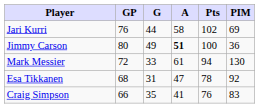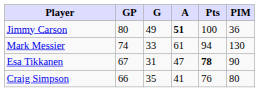- row: (27, 29)
(123, 62) 72 -> (123, 45) 74
(123, 78) 68 -> (123, 62) 67
(206, 78) normal -> (206, 62) bold
(234, 78) 92 -> (234, 62) 90
(234, 95) 83 -> (234, 78) 80
